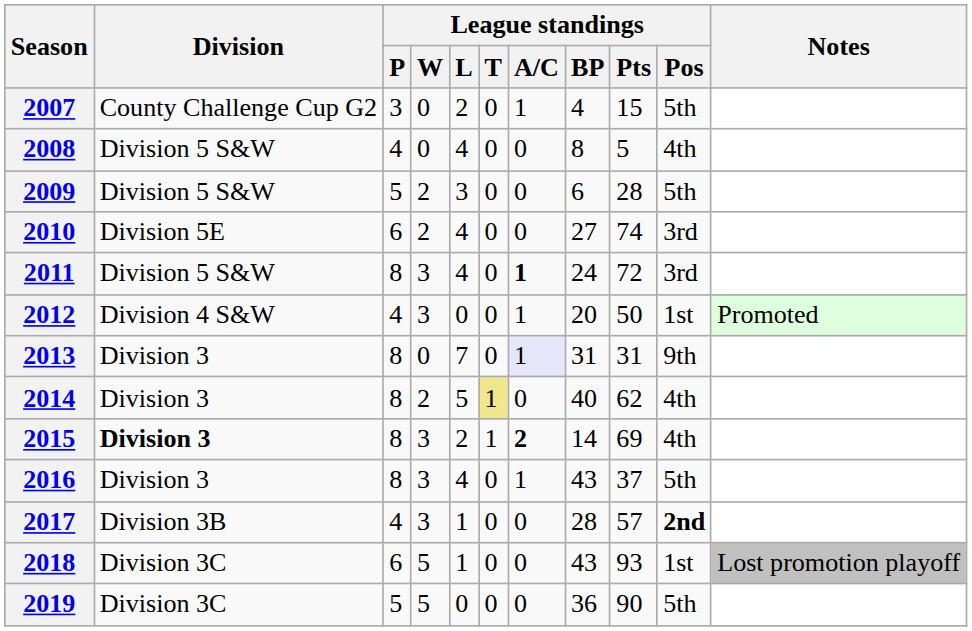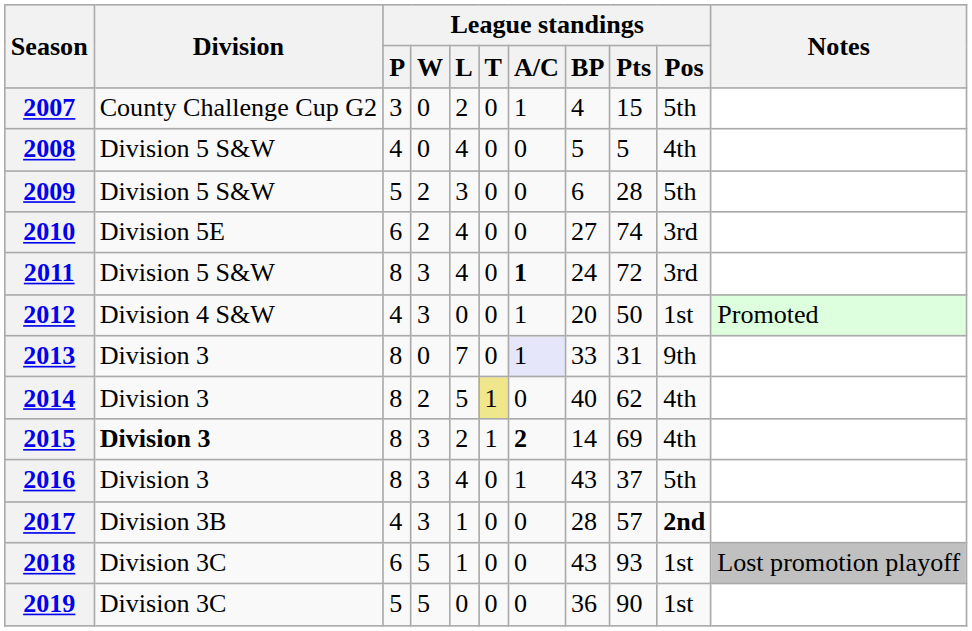(578, 149) 8 -> (578, 149) 5
(584, 356) 31 -> (584, 356) 33
(680, 604) 5th -> (678, 604) 1st
